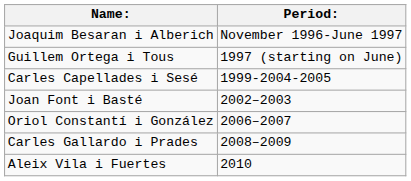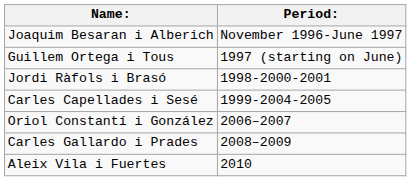+ row: (87, 80)
- row: (75, 101)
